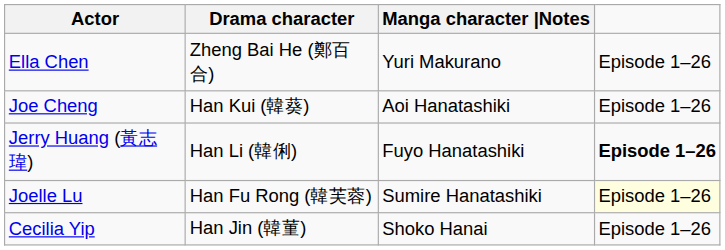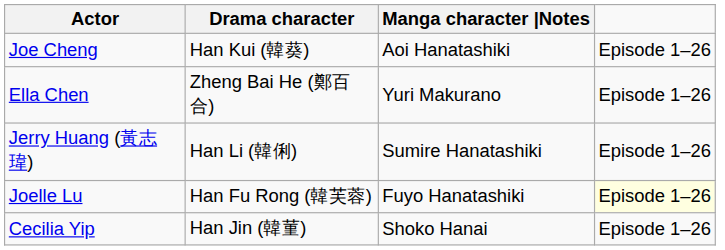rows swapped: (49, 62) <-> (53, 106)
(453, 151) Fuyo Hanatashiki -> (462, 151) Sumire Hanatashiki
(657, 151) bold -> (655, 151) normal
(462, 196) Sumire Hanatashiki -> (453, 196) Fuyo Hanatashiki
